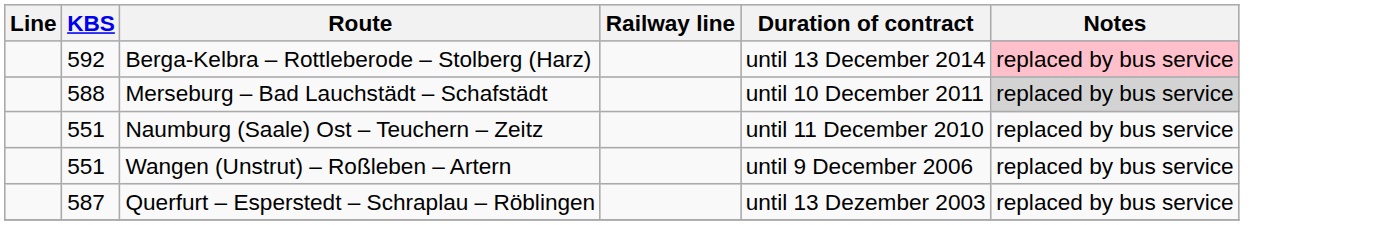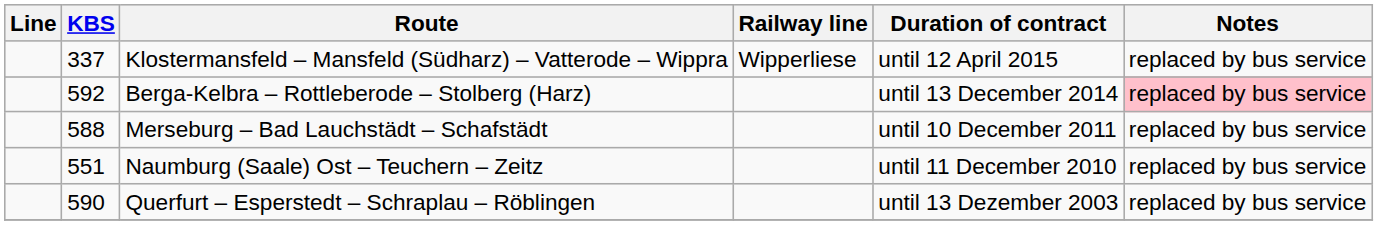+ row: (427, 59)
(1115, 94) lightgrey background -> (1248, 130) no background
- row: (318, 166)
(86, 202) 587 -> (86, 202) 590
